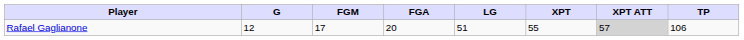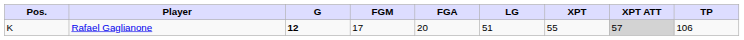+ column: (37, 12)
(249, 27) normal -> (293, 27) bold
